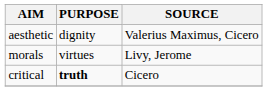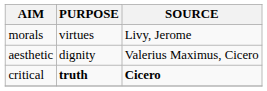rows swapped: (26, 55) <-> (31, 34)
(142, 75) normal -> (143, 75) bold
